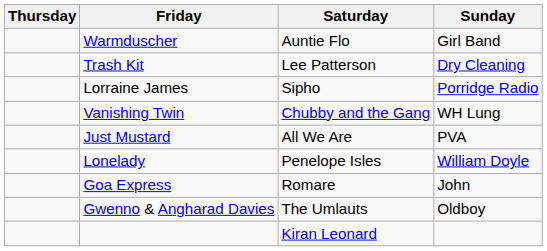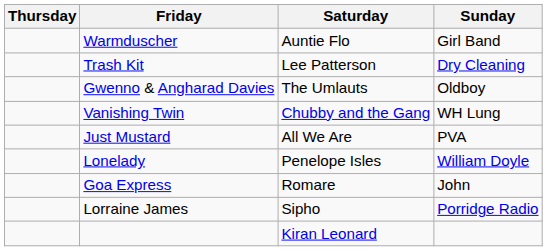rows swapped: (136, 88) <-> (179, 209)
